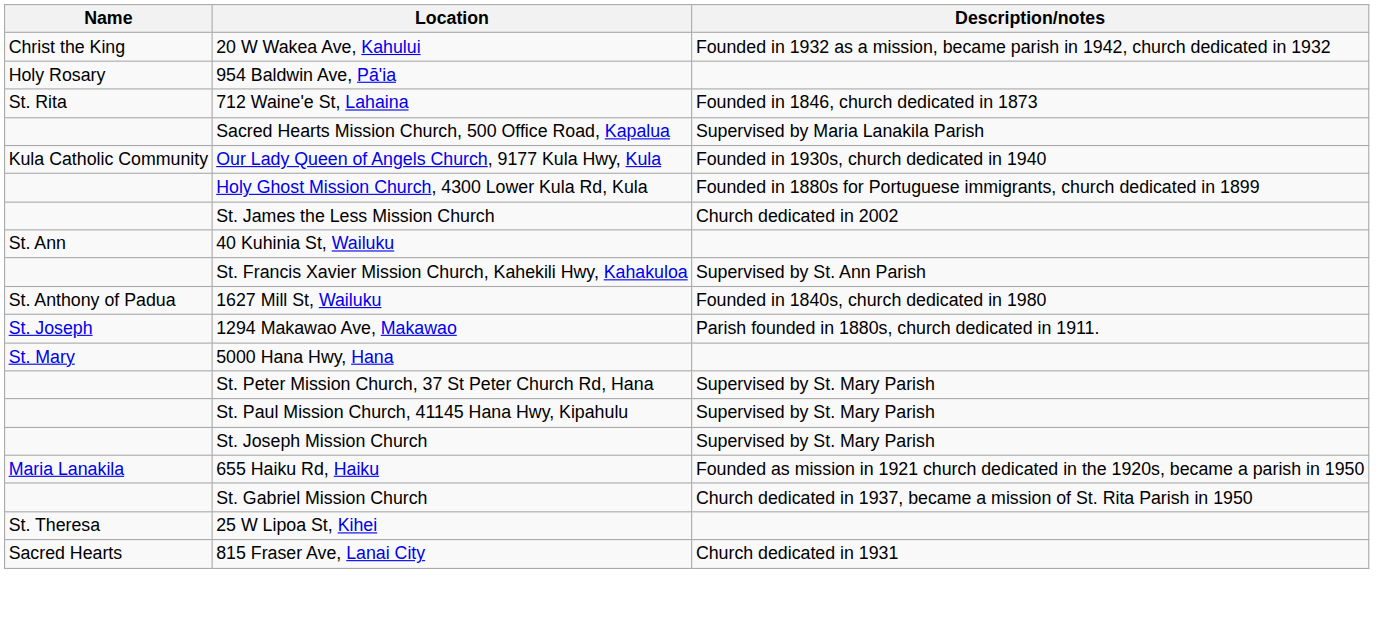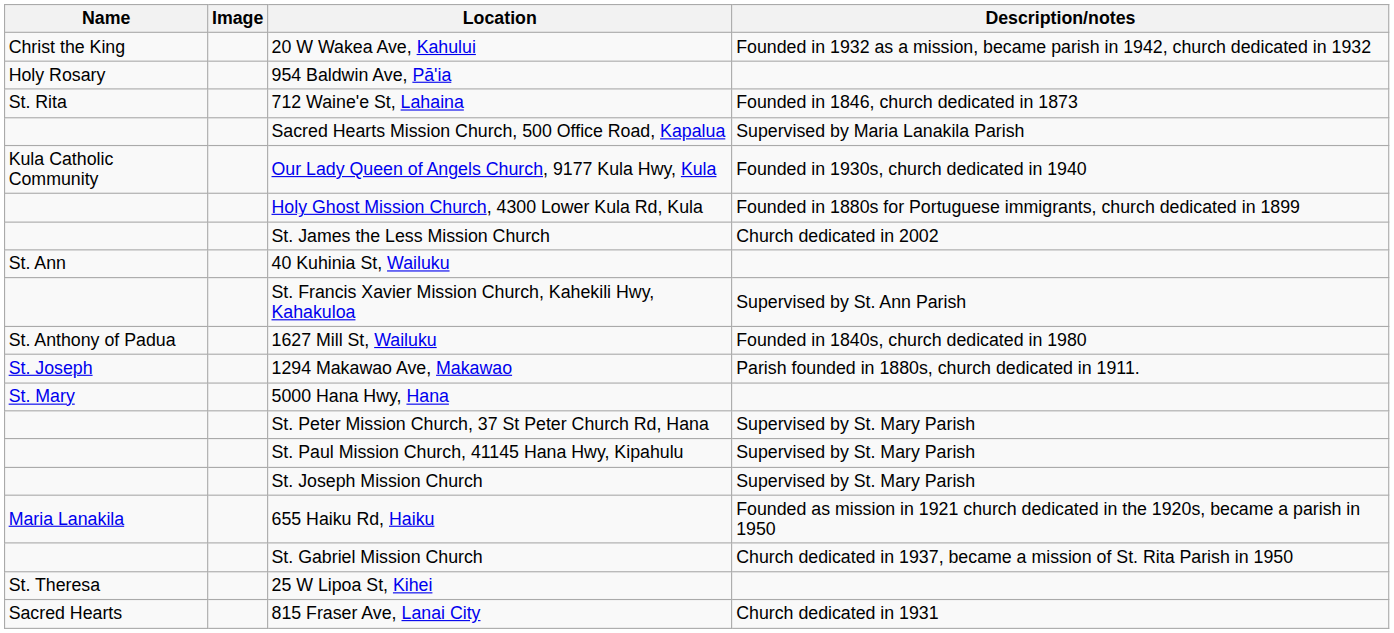+ column: (238, 18)
